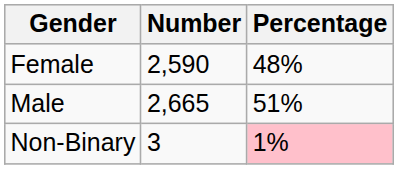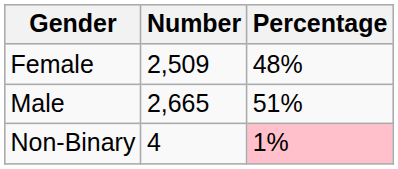(178, 63) 2,590 -> (178, 63) 2,509
(154, 143) 3 -> (154, 143) 4
